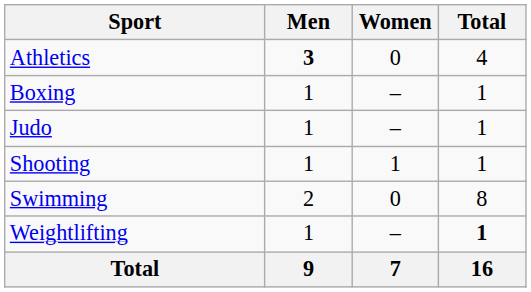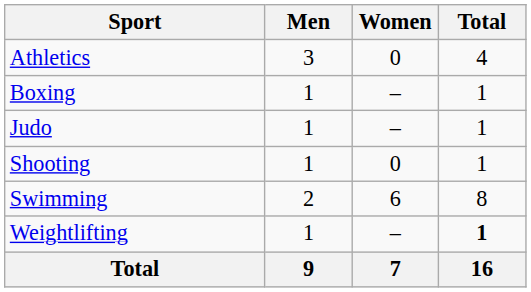(308, 57) bold -> (308, 57) normal
(395, 163) 1 -> (395, 163) 0
(395, 198) 0 -> (395, 198) 6
